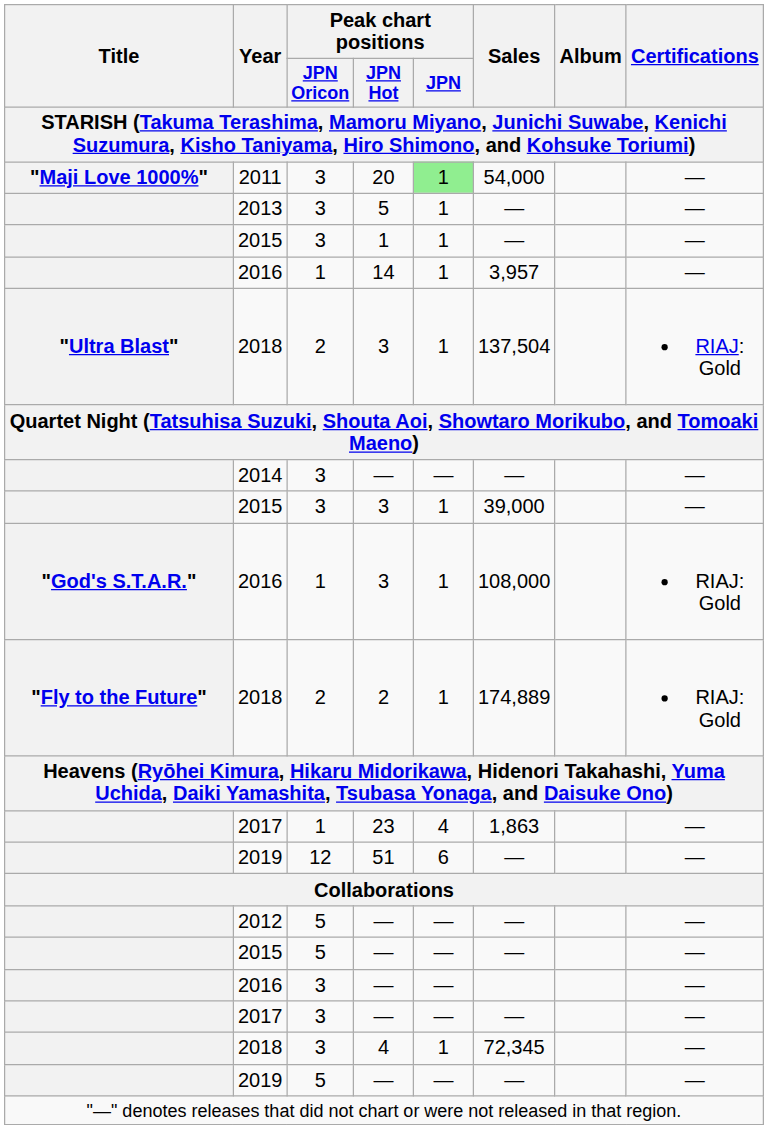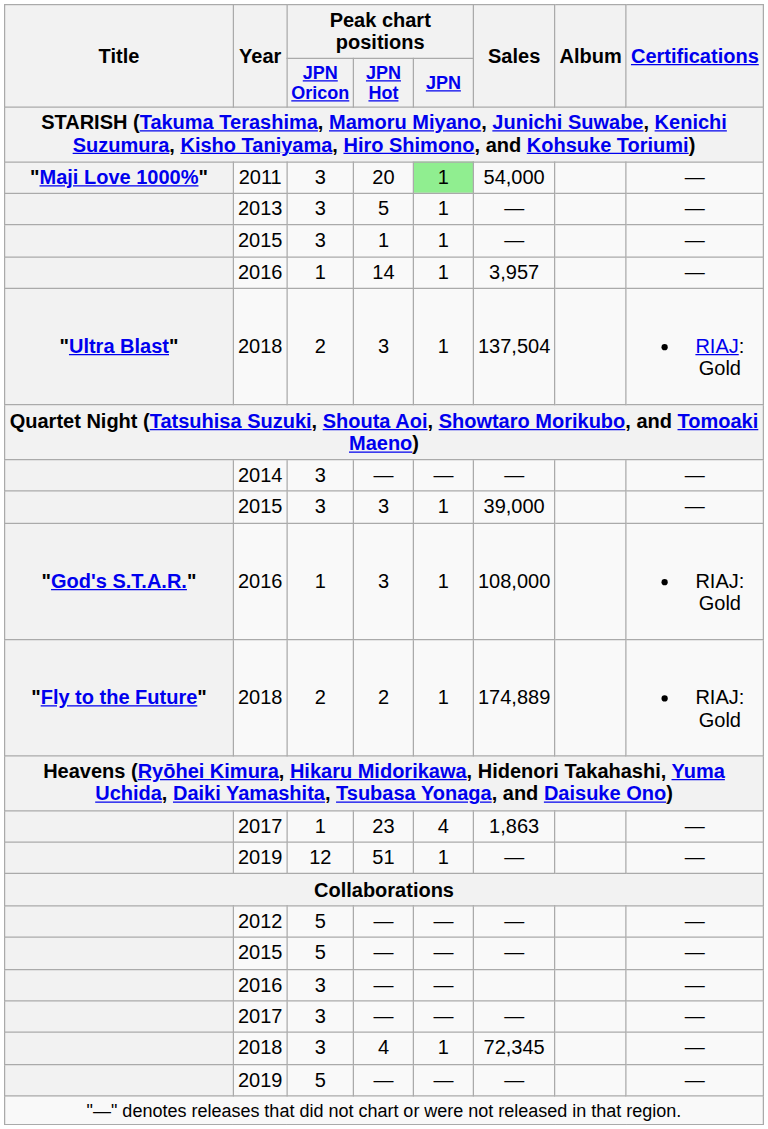(443, 857) 6 -> (443, 857) 1
